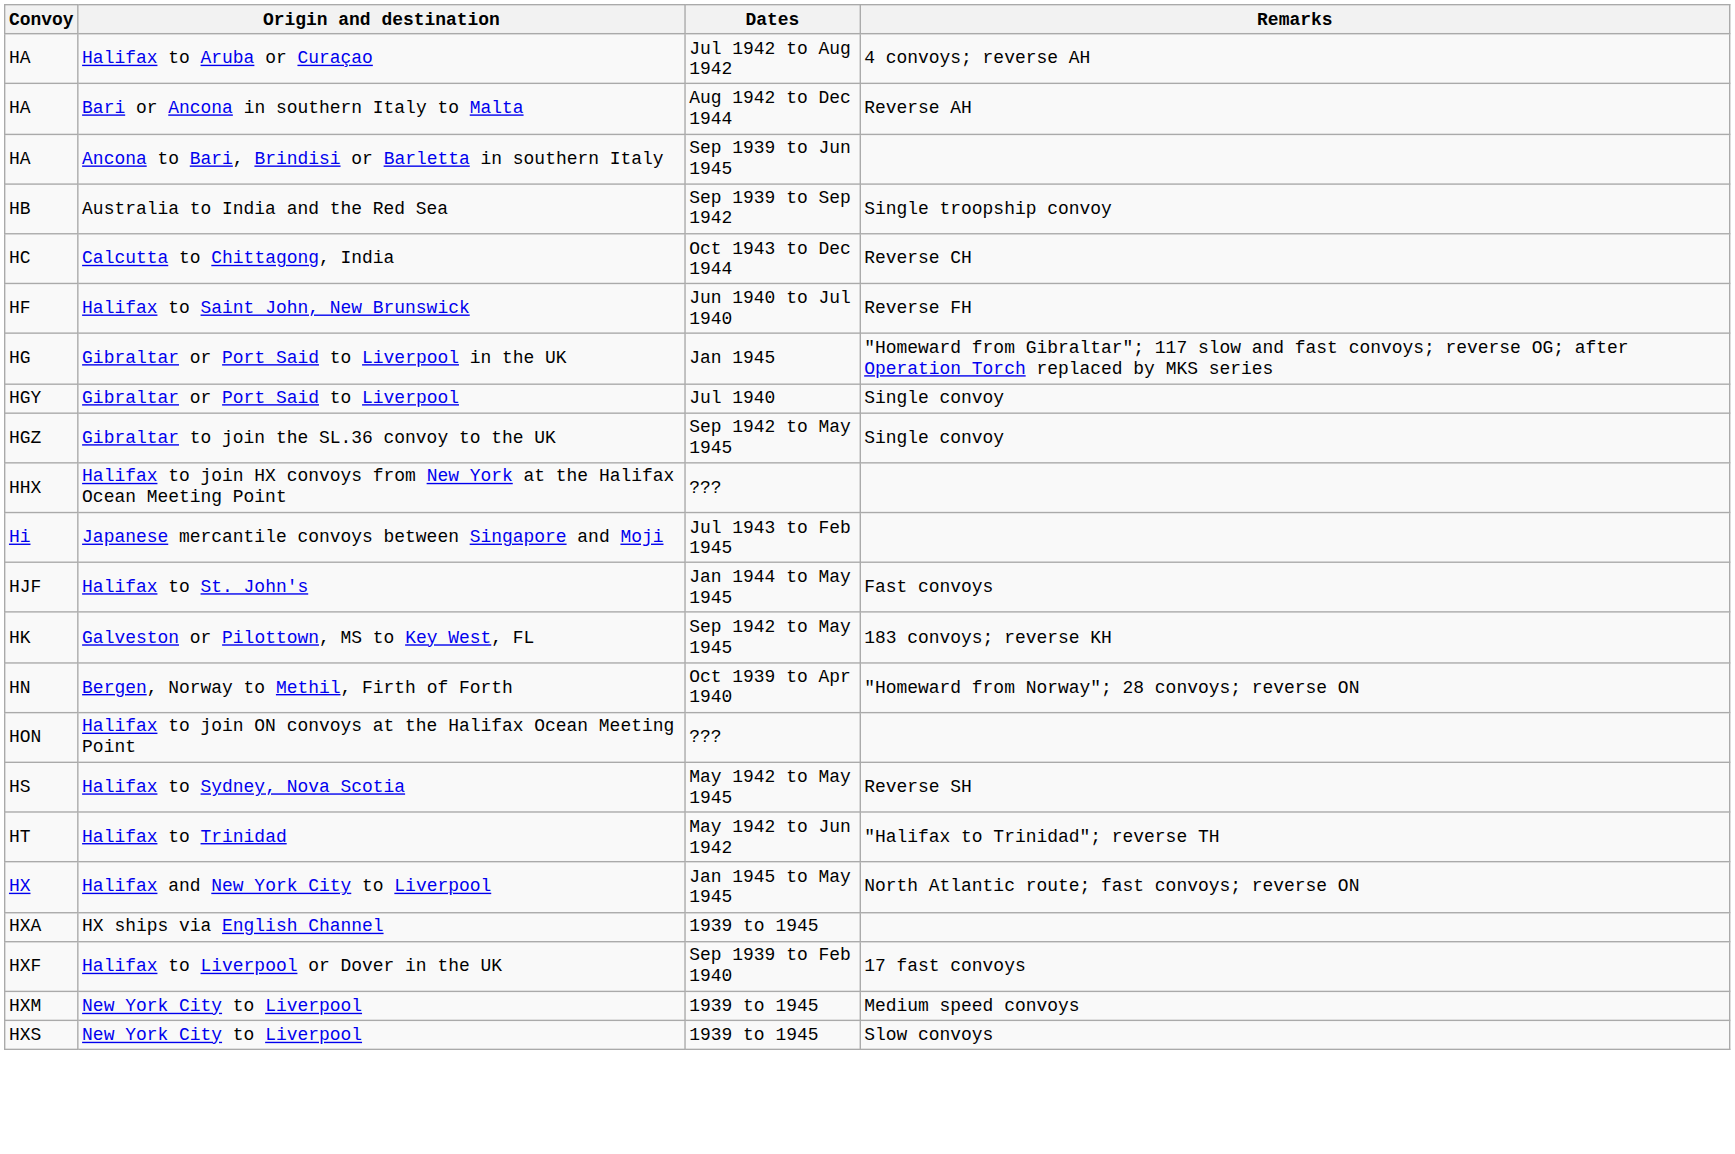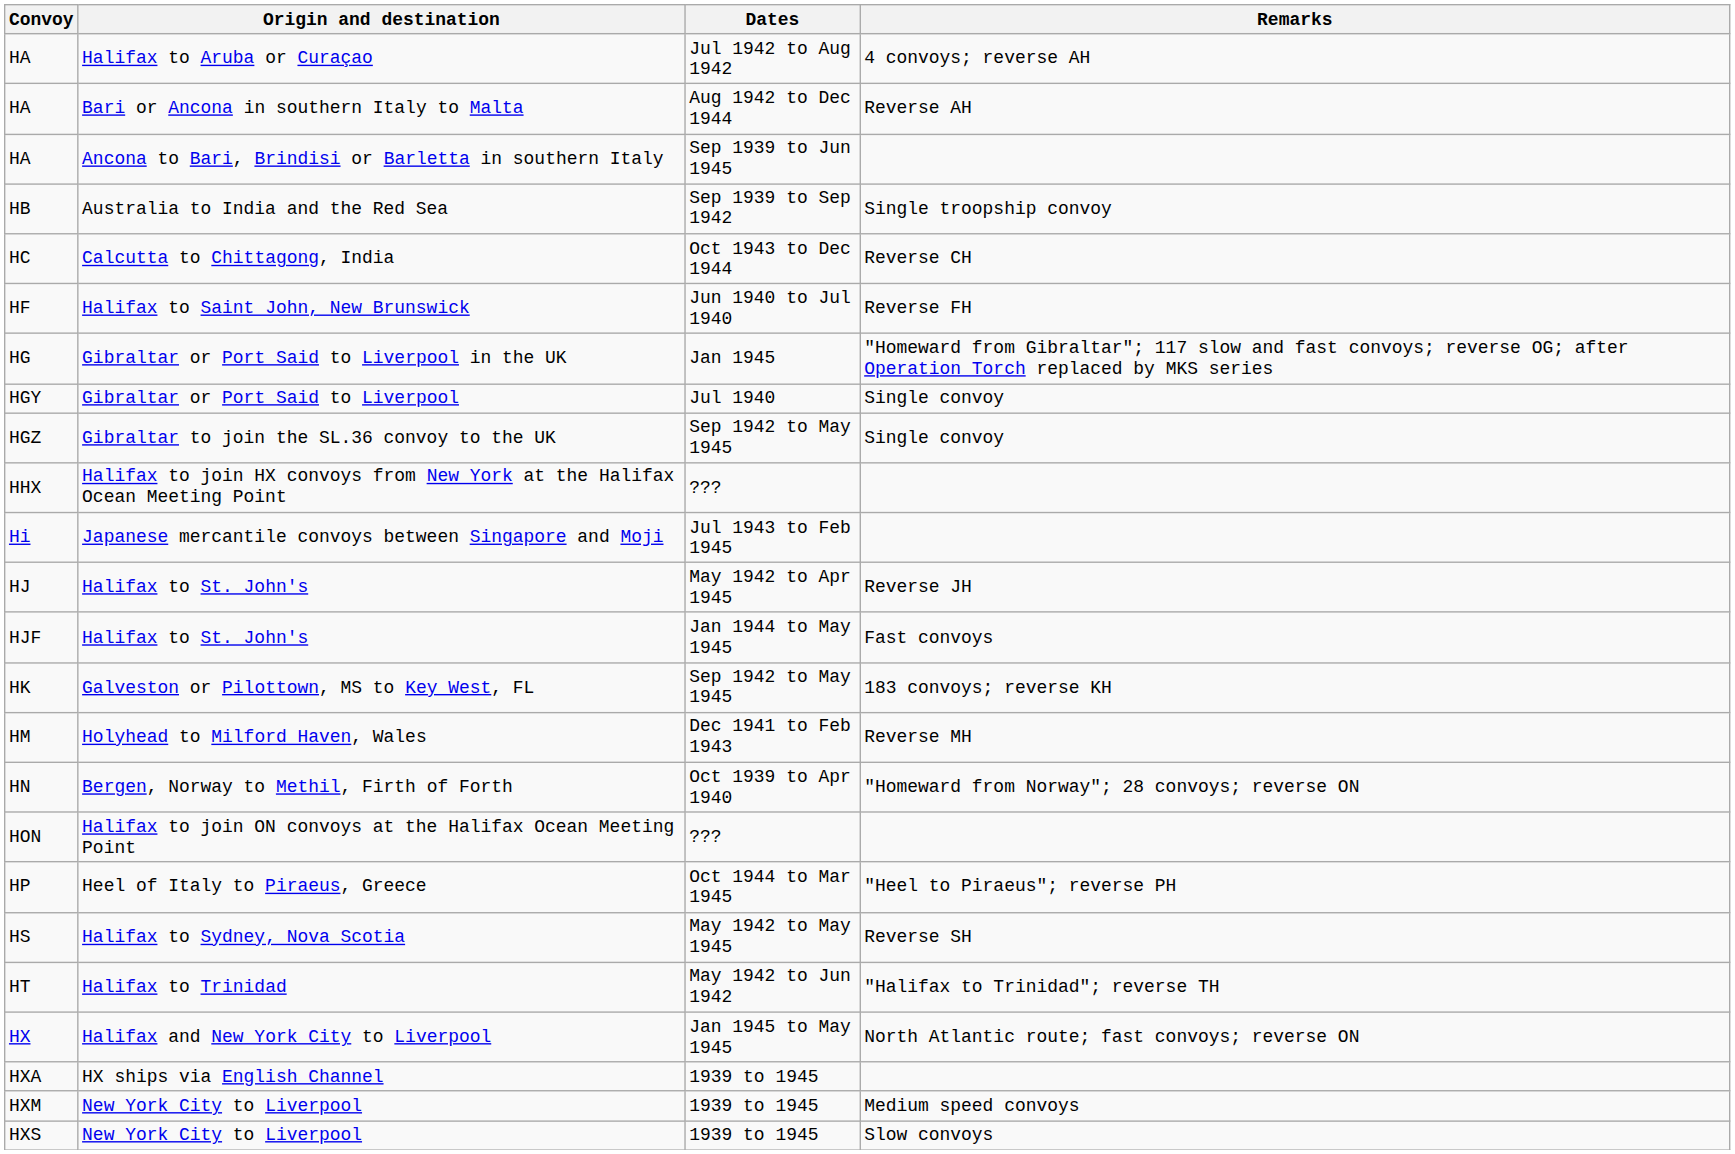+ row: (20, 588)
+ row: (20, 737)
+ row: (20, 887)
- row: (25, 966)
